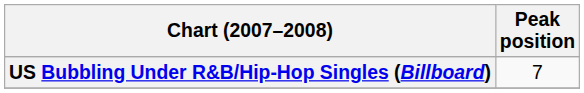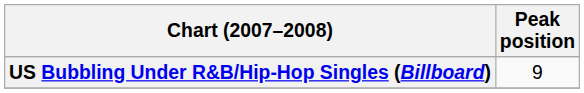(537, 72) 7 -> (537, 72) 9
